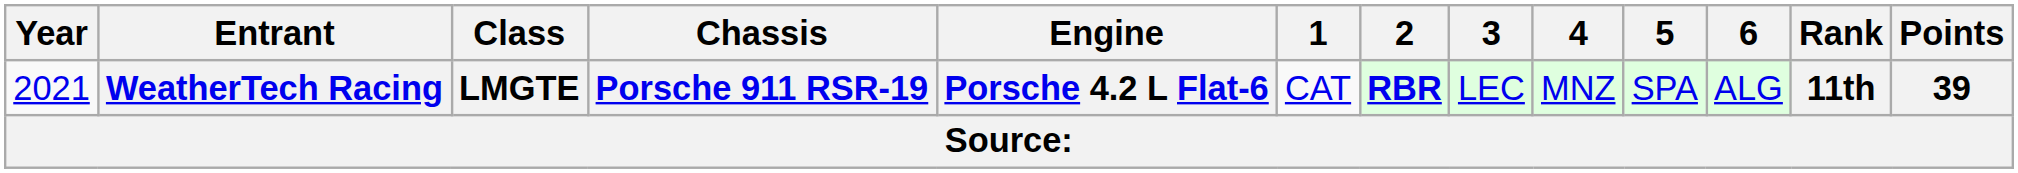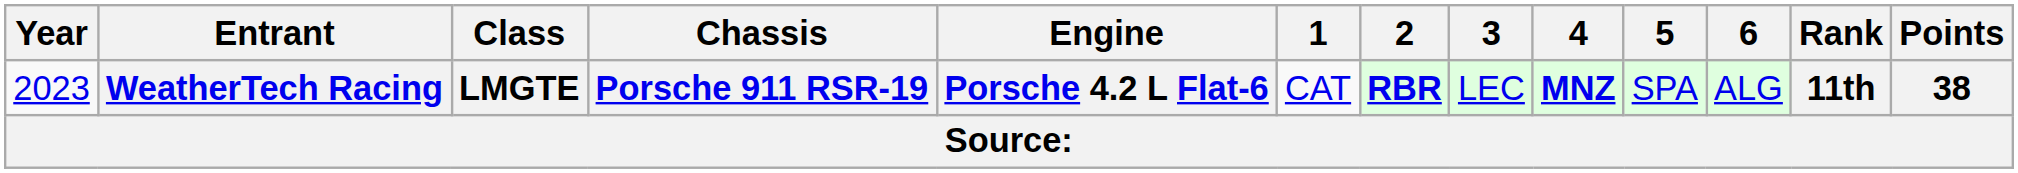(52, 87) 2021 -> (52, 87) 2023
(1578, 87) normal -> (1578, 87) bold
(1952, 87) 39 -> (1952, 87) 38
